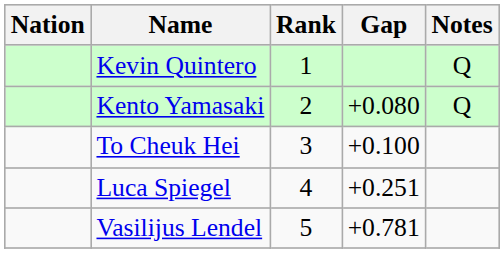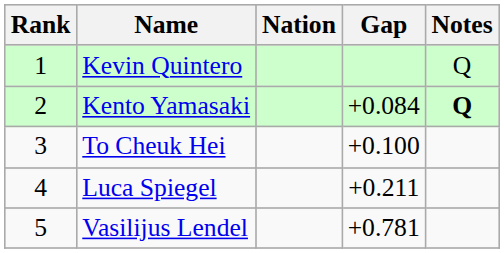columns swapped: (306, 24) <-> (48, 24)
(384, 106) +0.080 -> (384, 106) +0.084
(462, 106) normal -> (462, 106) bold
(384, 187) +0.251 -> (384, 187) +0.211
